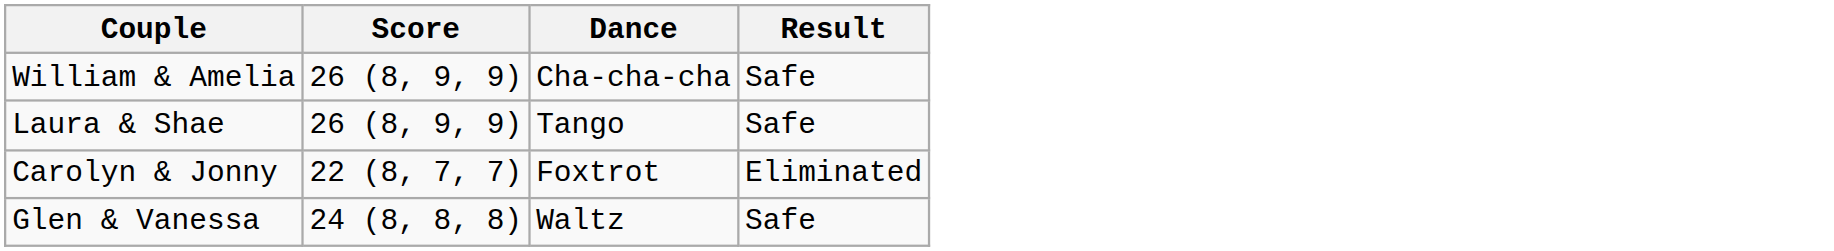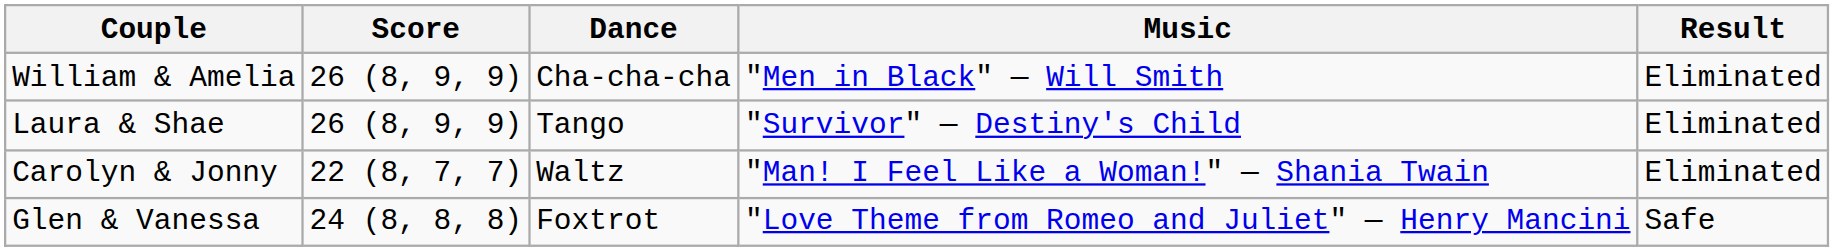+ column: (1188, 29)
(780, 77) Safe -> (1733, 77) Eliminated
(780, 125) Safe -> (1733, 125) Eliminated
(598, 173) Foxtrot -> (580, 173) Waltz
(580, 222) Waltz -> (598, 222) Foxtrot
